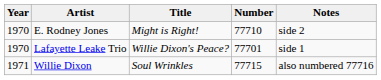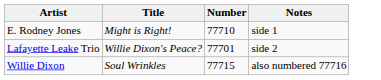- column: (18, 13)
(292, 30) side 2 -> (264, 30) side 1
(292, 48) side 1 -> (264, 48) side 2
